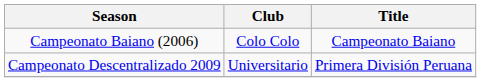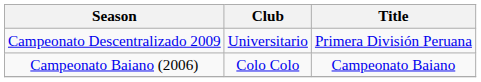rows swapped: (114, 40) <-> (114, 64)
